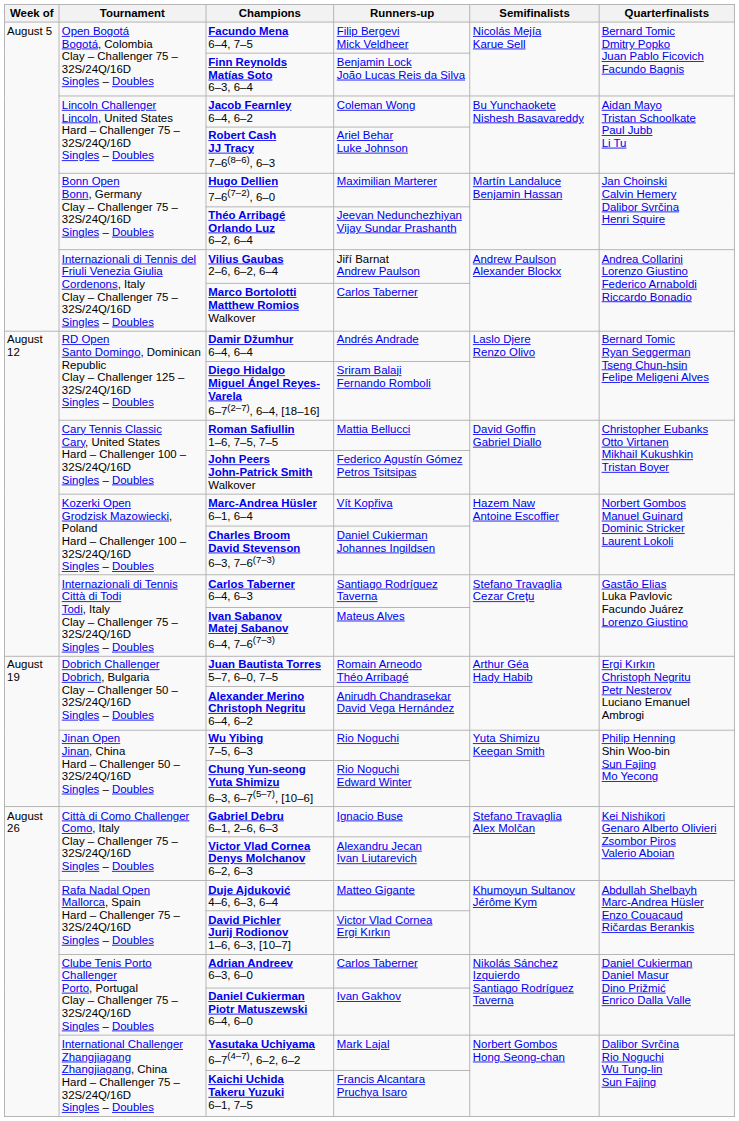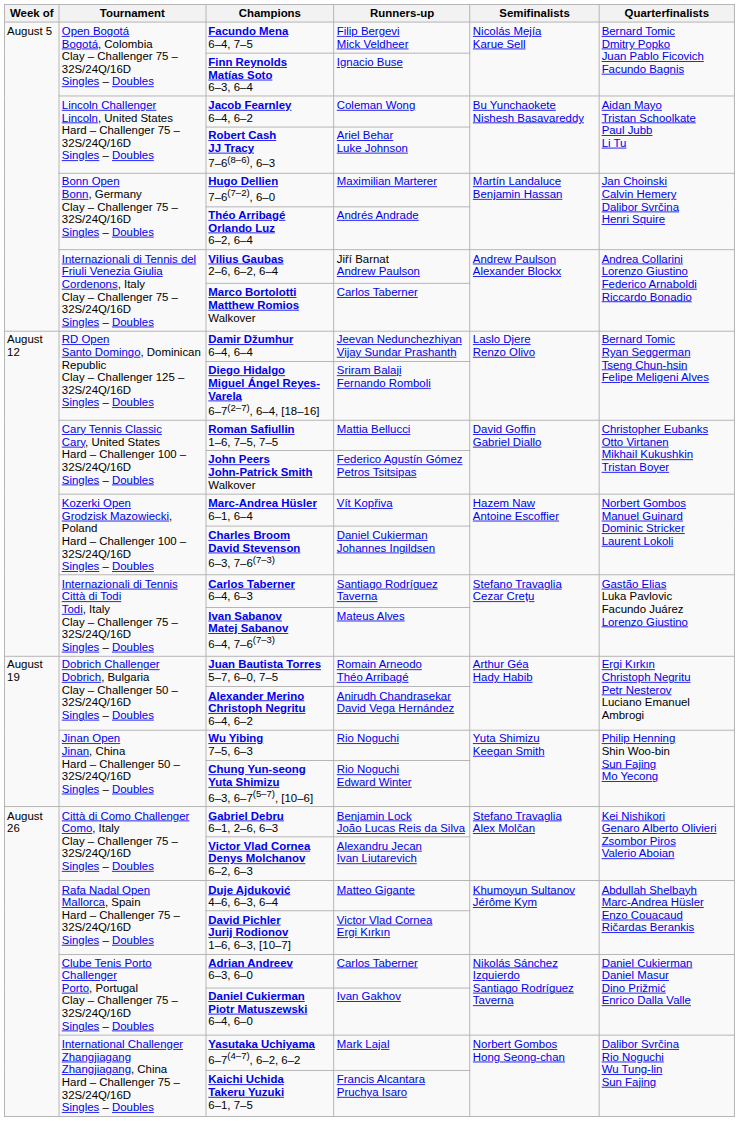(401, 68) Benjamin Lock João Lucas Reis da Silva -> (370, 62) Ignacio Buse
(399, 221) Jeevan Nedunchezhiyan Vijay Sundar Prashanth -> (378, 215) Andrés Andrade
(378, 339) Andrés Andrade -> (399, 346) Jeevan Nedunchezhiyan Vijay Sundar Prashanth
(370, 815) Ignacio Buse -> (401, 822) Benjamin Lock João Lucas Reis da Silva
